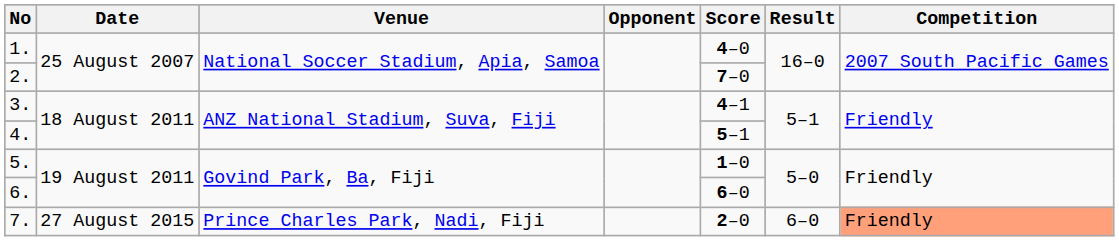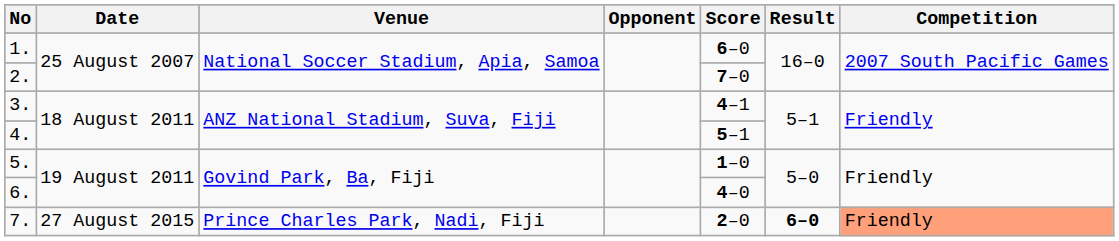(733, 48) 4–0 -> (733, 48) 6–0
(733, 193) 6–0 -> (733, 193) 4–0
(803, 222) normal -> (803, 222) bold
